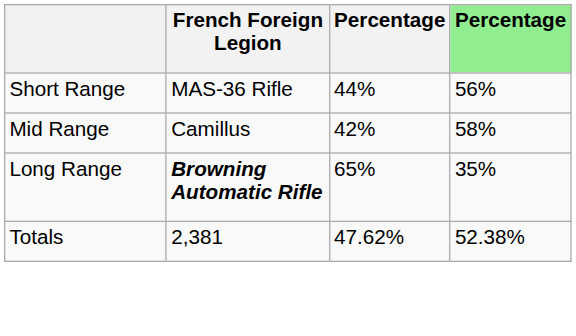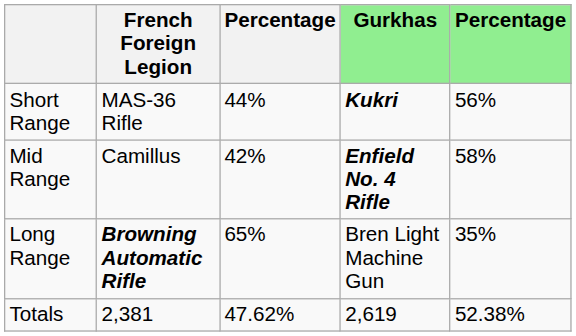+ column: (395, 20)
